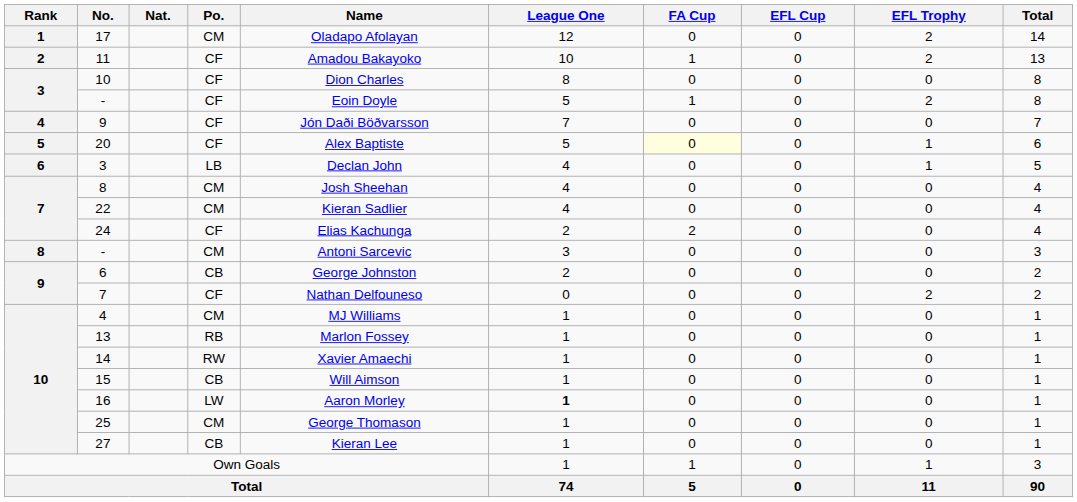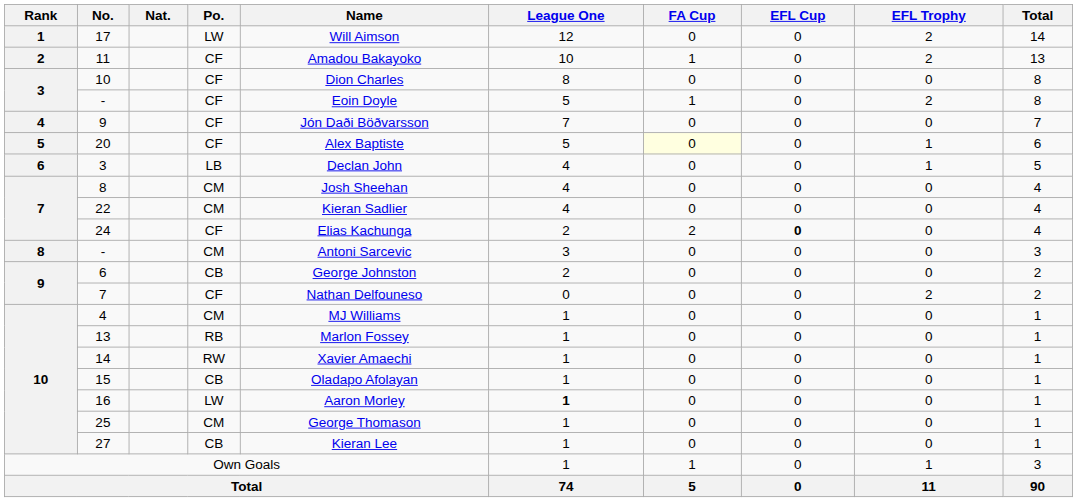(214, 37) CM -> (214, 37) LW
(364, 37) Oladapo Afolayan -> (364, 37) Will Aimson
(798, 229) normal -> (798, 229) bold
(364, 379) Will Aimson -> (364, 379) Oladapo Afolayan
